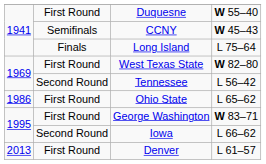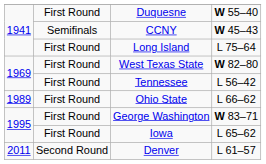(72, 47) Finals -> (72, 47) First Round
(72, 82) Second Round -> (72, 82) First Round
(19, 99) 1986 -> (19, 99) 1989
(236, 99) L 65–62 -> (236, 99) L 66–62
(72, 133) Second Round -> (72, 133) First Round
(236, 133) L 66–62 -> (236, 133) L 65–62
(19, 151) 2013 -> (19, 151) 2011
(72, 151) First Round -> (72, 151) Second Round
